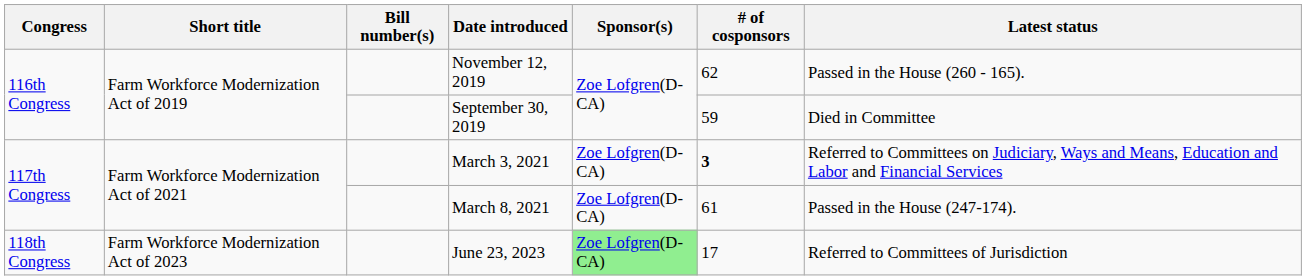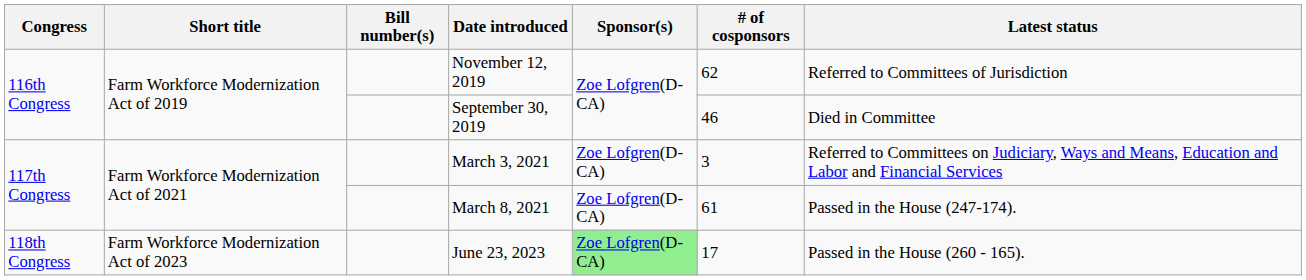(916, 72) Passed in the House (260 - 165). -> (938, 72) Referred to Committees of Jurisdiction
(710, 117) 59 -> (710, 117) 46
(706, 162) bold -> (706, 162) normal
(938, 252) Referred to Committees of Jurisdiction -> (916, 252) Passed in the House (260 - 165).
